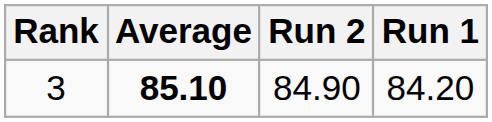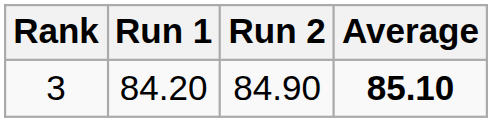columns swapped: (430, 32) <-> (184, 32)
